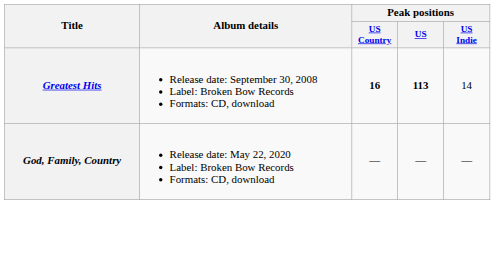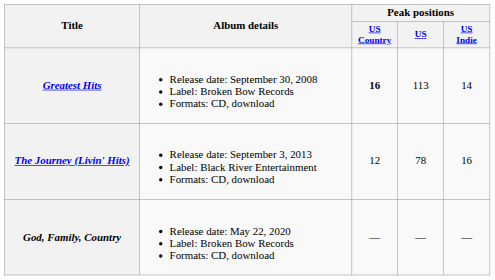(421, 85) bold -> (421, 85) normal
+ row: (72, 161)
